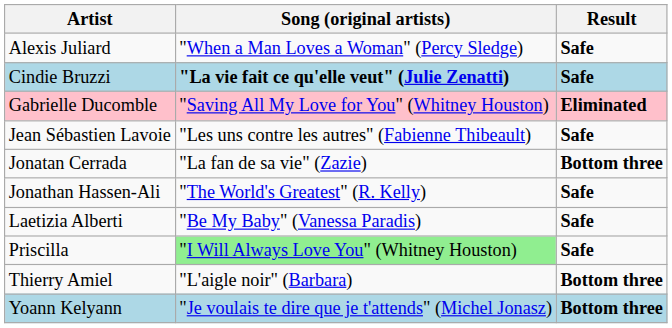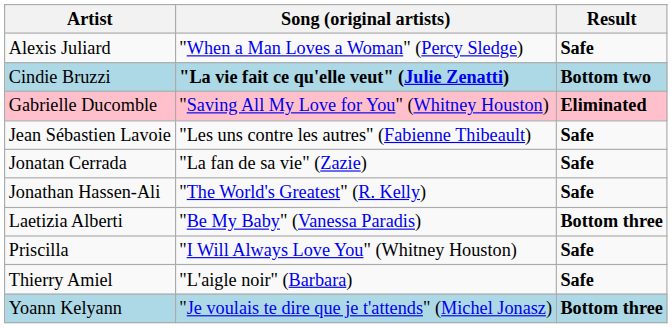(577, 76) Safe -> (606, 76) Bottom two
(612, 163) Bottom three -> (577, 163) Safe
(577, 221) Safe -> (612, 221) Bottom three
(348, 250) lightgreen background -> (348, 250) no background
(612, 279) Bottom three -> (577, 279) Safe
